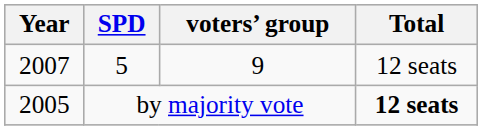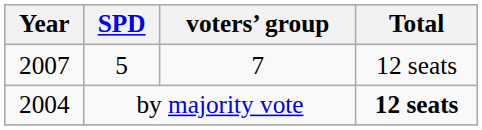(258, 64) 9 -> (258, 64) 7
(44, 104) 2005 -> (44, 104) 2004
